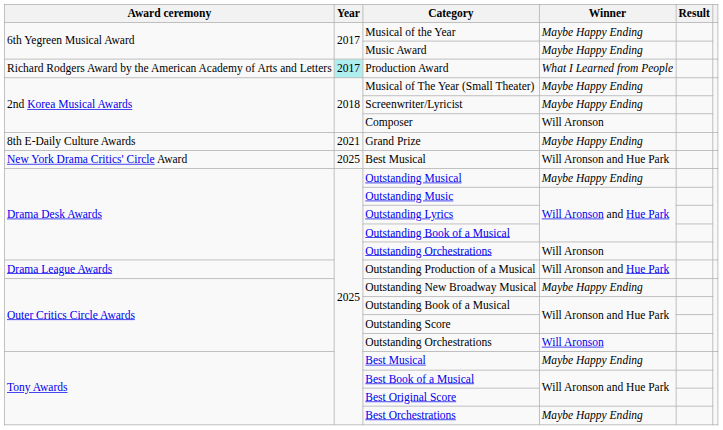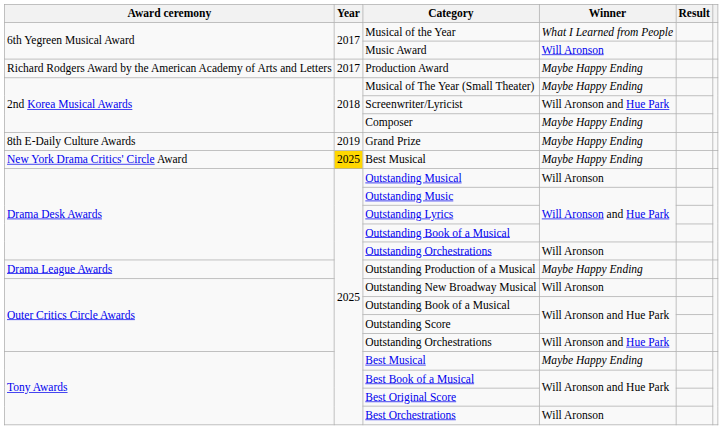(592, 31) Maybe Happy Ending -> (607, 31) What I Learned from People
(592, 50) Maybe Happy Ending -> (573, 50) Will Aronson
(348, 68) paleturquoise background -> (348, 68) no background
(607, 68) What I Learned from People -> (592, 68) Maybe Happy Ending
(592, 104) Maybe Happy Ending -> (606, 104) Will Aronson and Hue Park
(573, 123) Will Aronson -> (592, 123) Maybe Happy Ending
(348, 141) 2021 -> (348, 141) 2019
(348, 159) no background -> (348, 159) gold background
(606, 159) Will Aronson and Hue Park -> (592, 159) Maybe Happy Ending
(592, 178) Maybe Happy Ending -> (573, 178) Will Aronson
(606, 269) Will Aronson and Hue Park -> (592, 269) Maybe Happy Ending
(592, 287) Maybe Happy Ending -> (573, 287) Will Aronson
(573, 342) Will Aronson -> (606, 342) Will Aronson and Hue Park
(592, 415) Maybe Happy Ending -> (573, 415) Will Aronson
